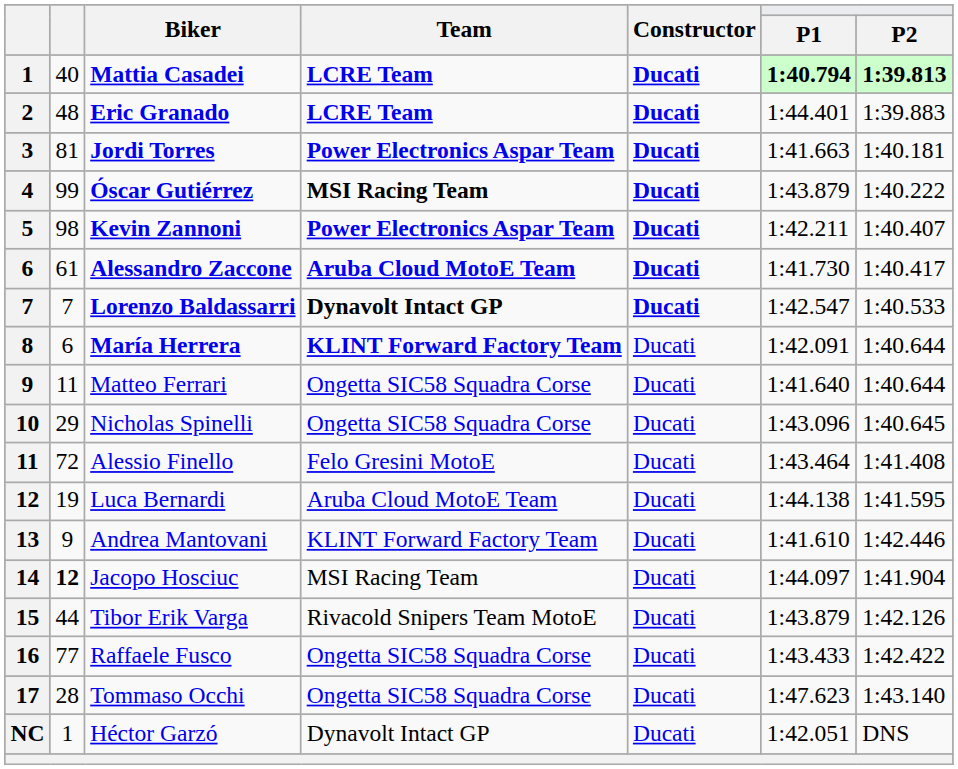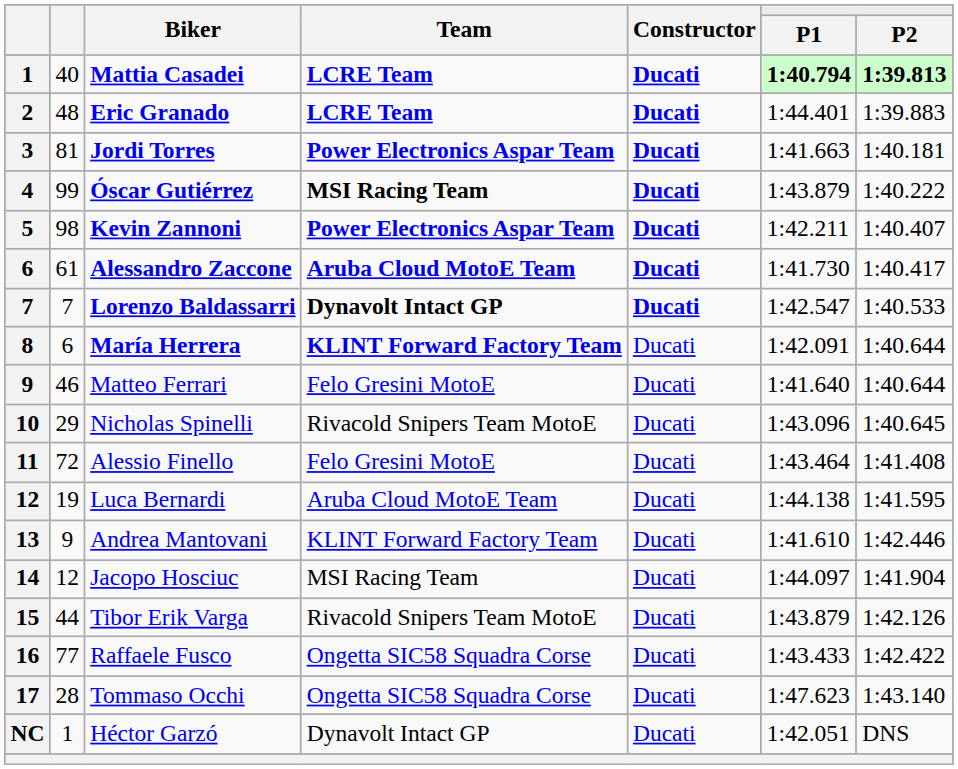(67, 383) 11 -> (67, 383) 46
(449, 383) Ongetta SIC58 Squadra Corse -> (401, 383) Felo Gresini MotoE
(449, 422) Ongetta SIC58 Squadra Corse -> (452, 422) Rivacold Snipers Team MotoE
(67, 578) bold -> (67, 578) normal
